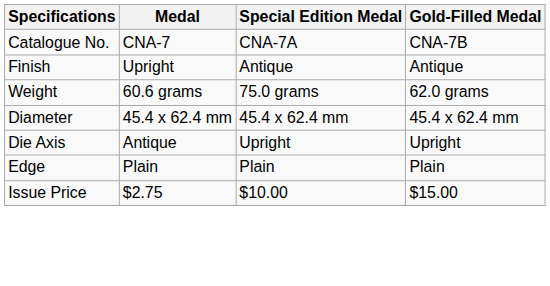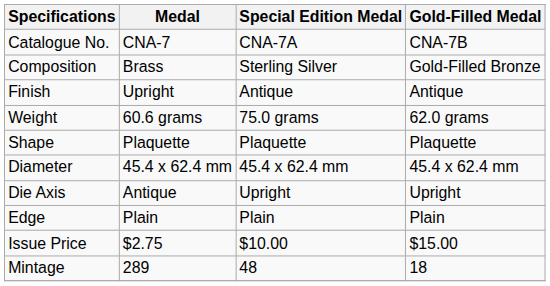+ row: (52, 67)
+ row: (31, 142)
+ row: (36, 268)
